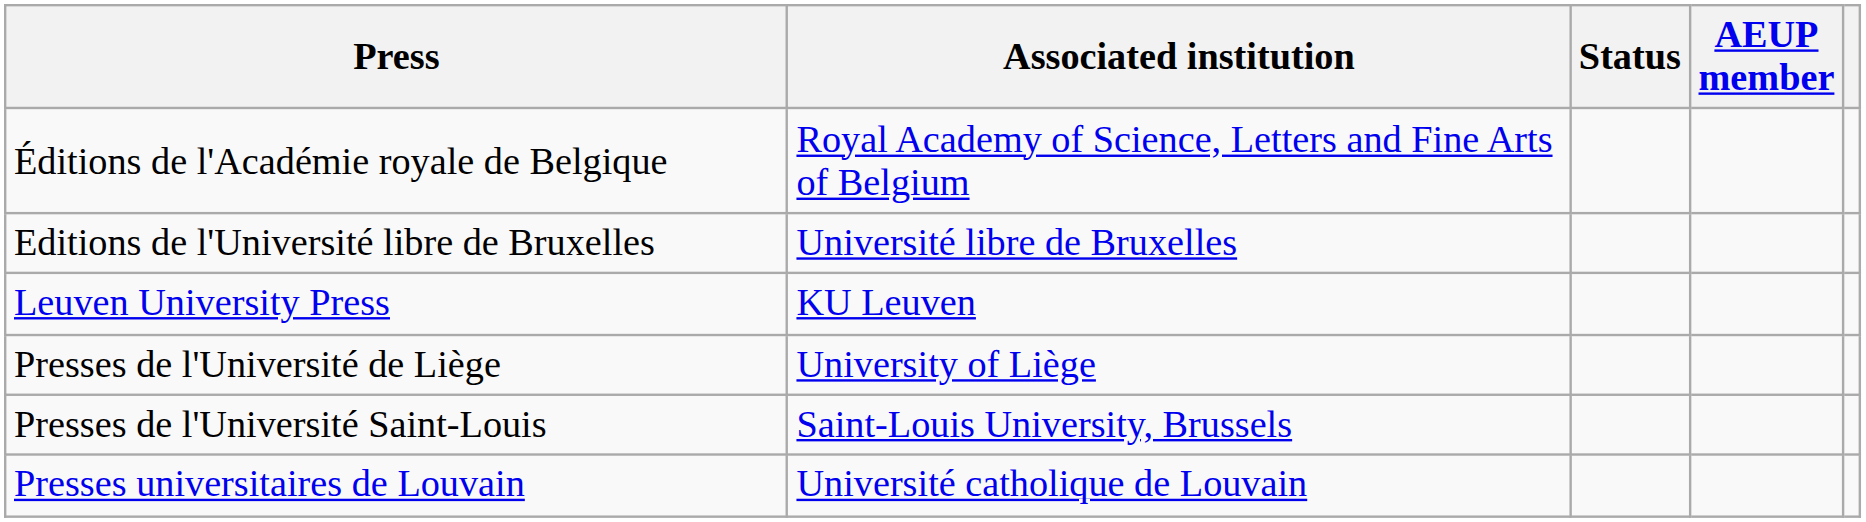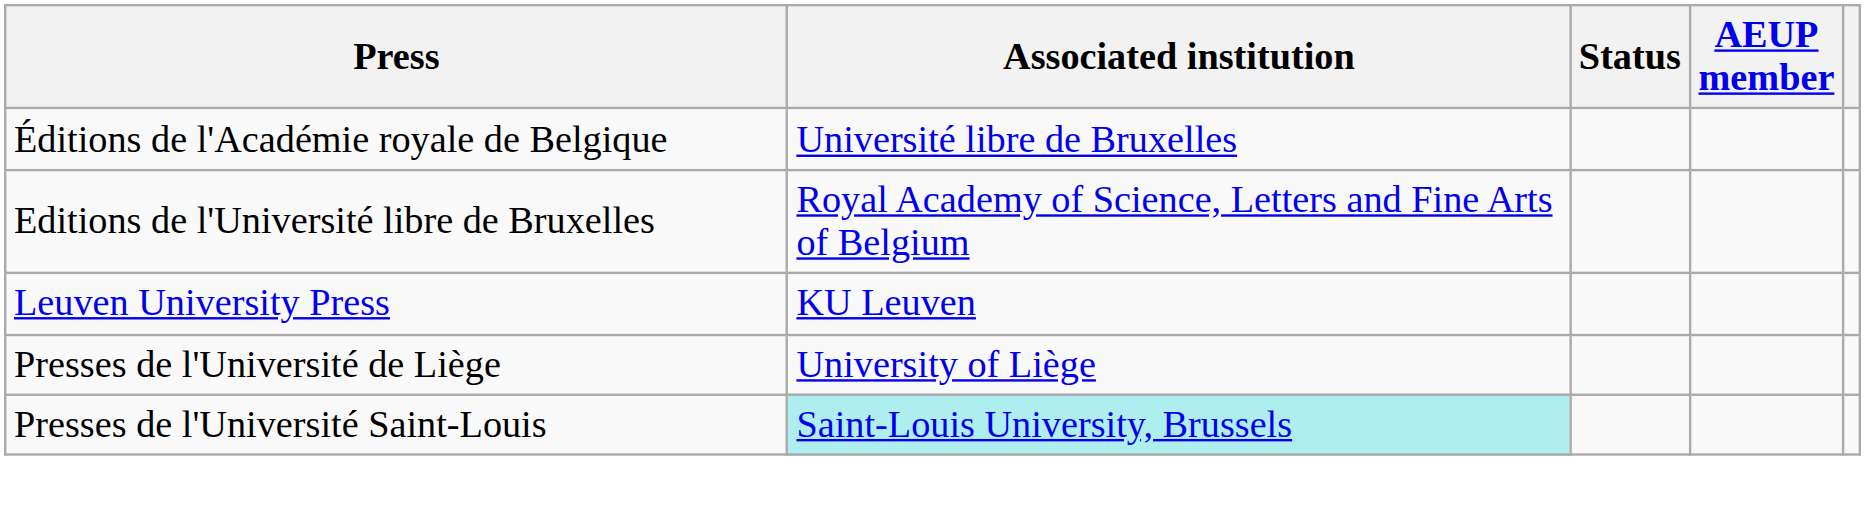(1174, 159) Royal Academy of Science, Letters and Fine Arts of Belgium -> (1017, 138) Université libre de Bruxelles
(1017, 242) Université libre de Bruxelles -> (1174, 220) Royal Academy of Science, Letters and Fine Arts of Belgium
(1044, 424) no background -> (1044, 424) paleturquoise background
- row: (269, 484)
